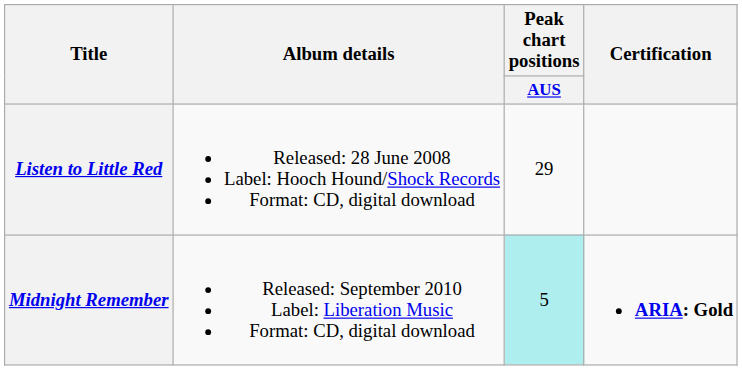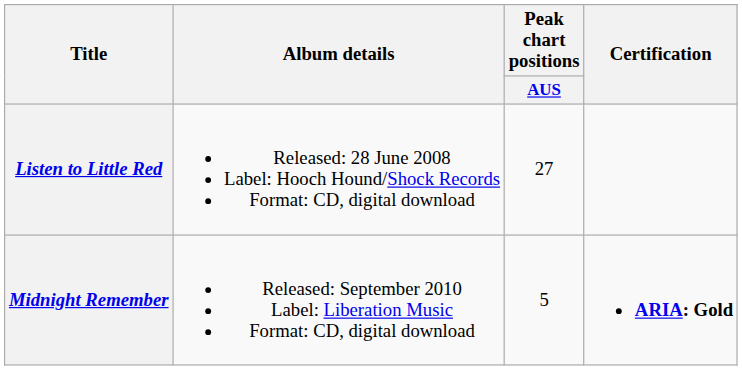(544, 169) 29 -> (544, 169) 27
(544, 299) paleturquoise background -> (544, 299) no background
